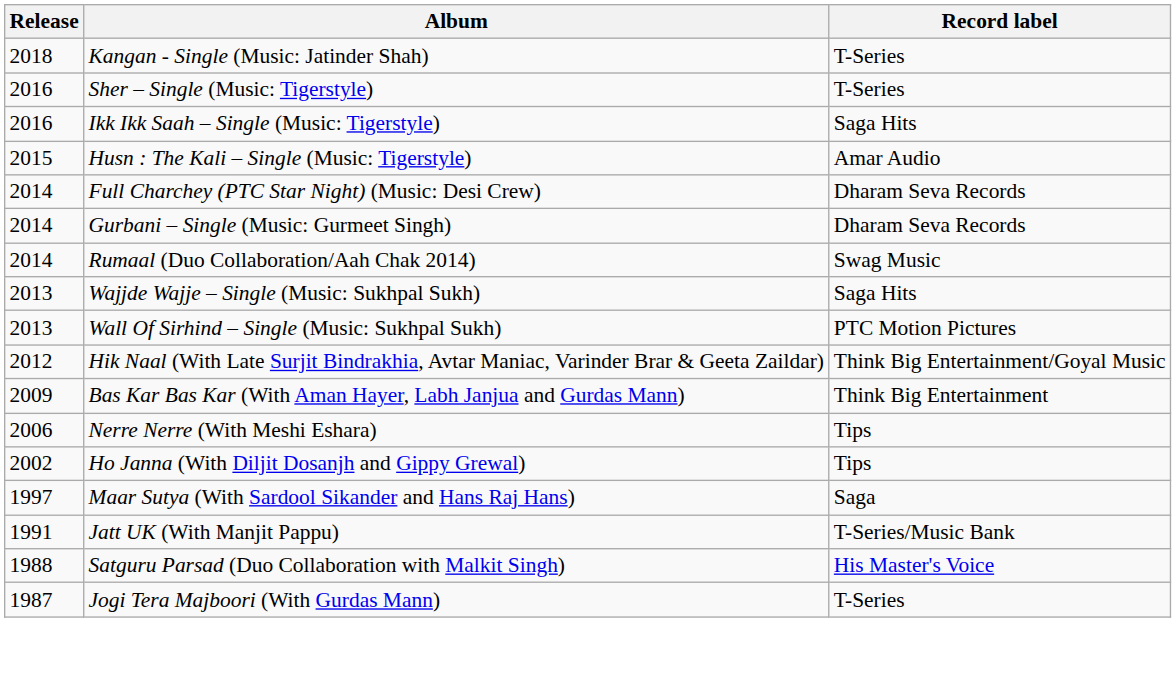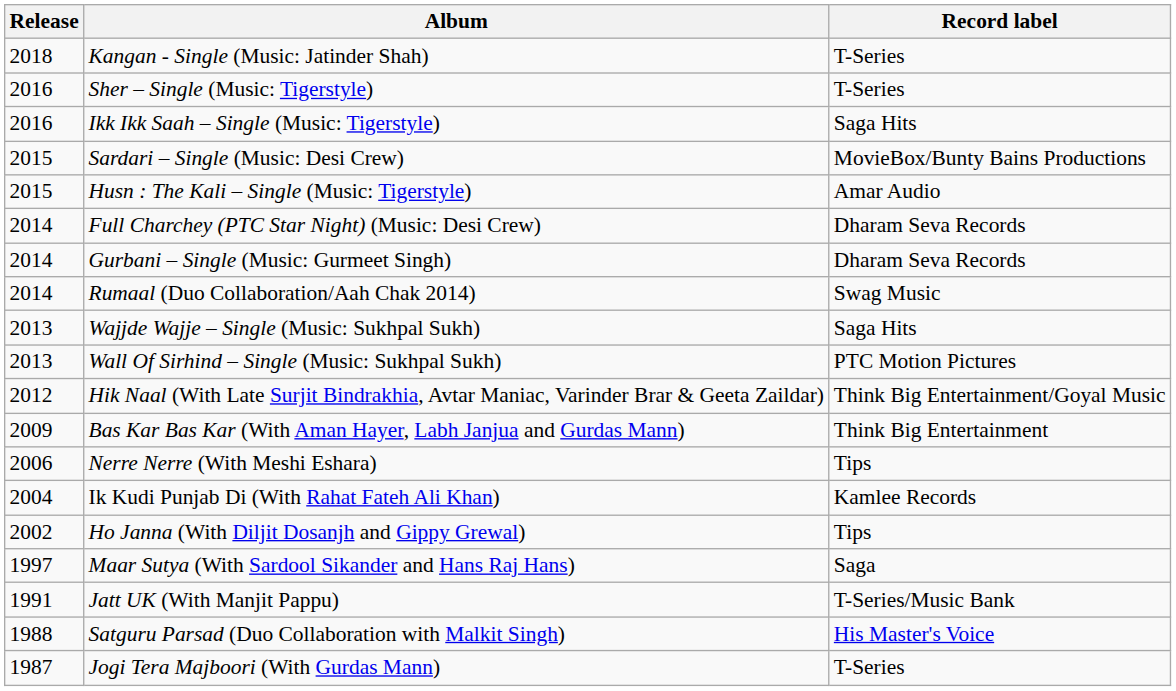+ row: (246, 157)
+ row: (294, 497)
